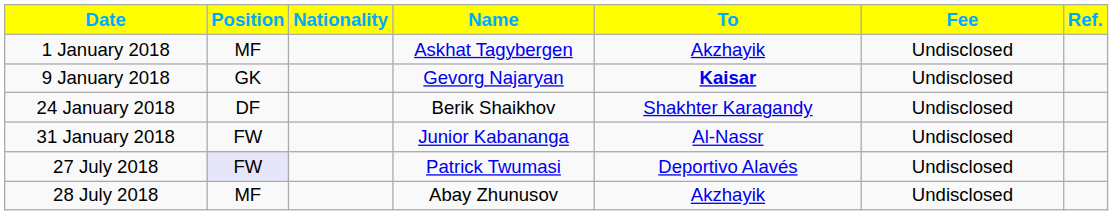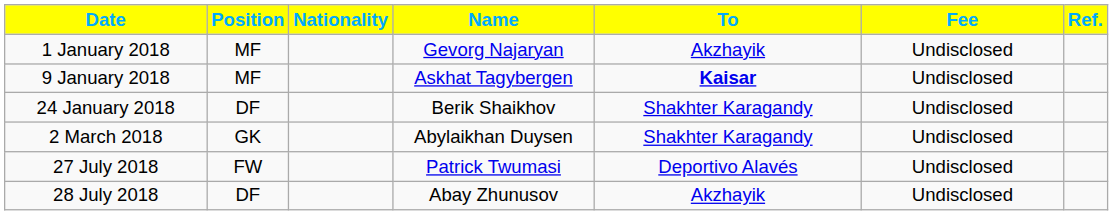(493, 49) Askhat Tagybergen -> (493, 49) Gevorg Najaryan
(248, 78) GK -> (248, 78) MF
(493, 78) Gevorg Najaryan -> (493, 78) Askhat Tagybergen
- row: (106, 137)
+ row: (106, 137)
(248, 166) lavender background -> (248, 166) no background
(248, 196) MF -> (248, 196) DF
